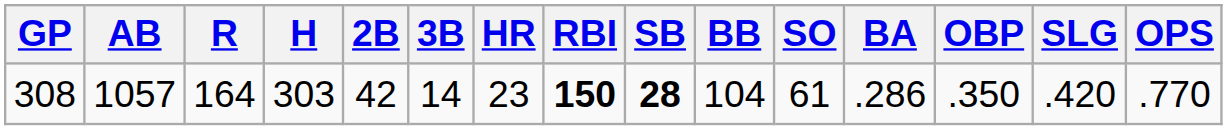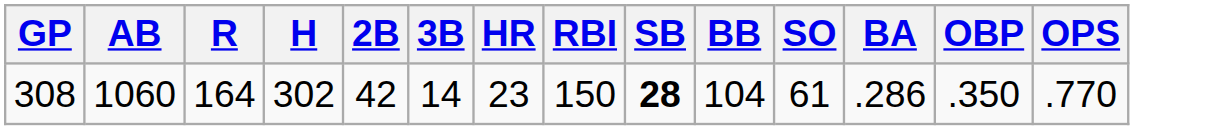- column: (1080, 34)
(135, 93) 1057 -> (135, 93) 1060
(304, 93) 303 -> (304, 93) 302
(585, 93) bold -> (585, 93) normal
